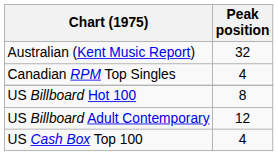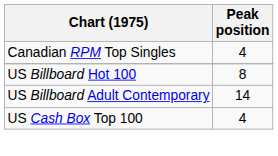- row: (101, 52)
(243, 118) 12 -> (243, 96) 14
